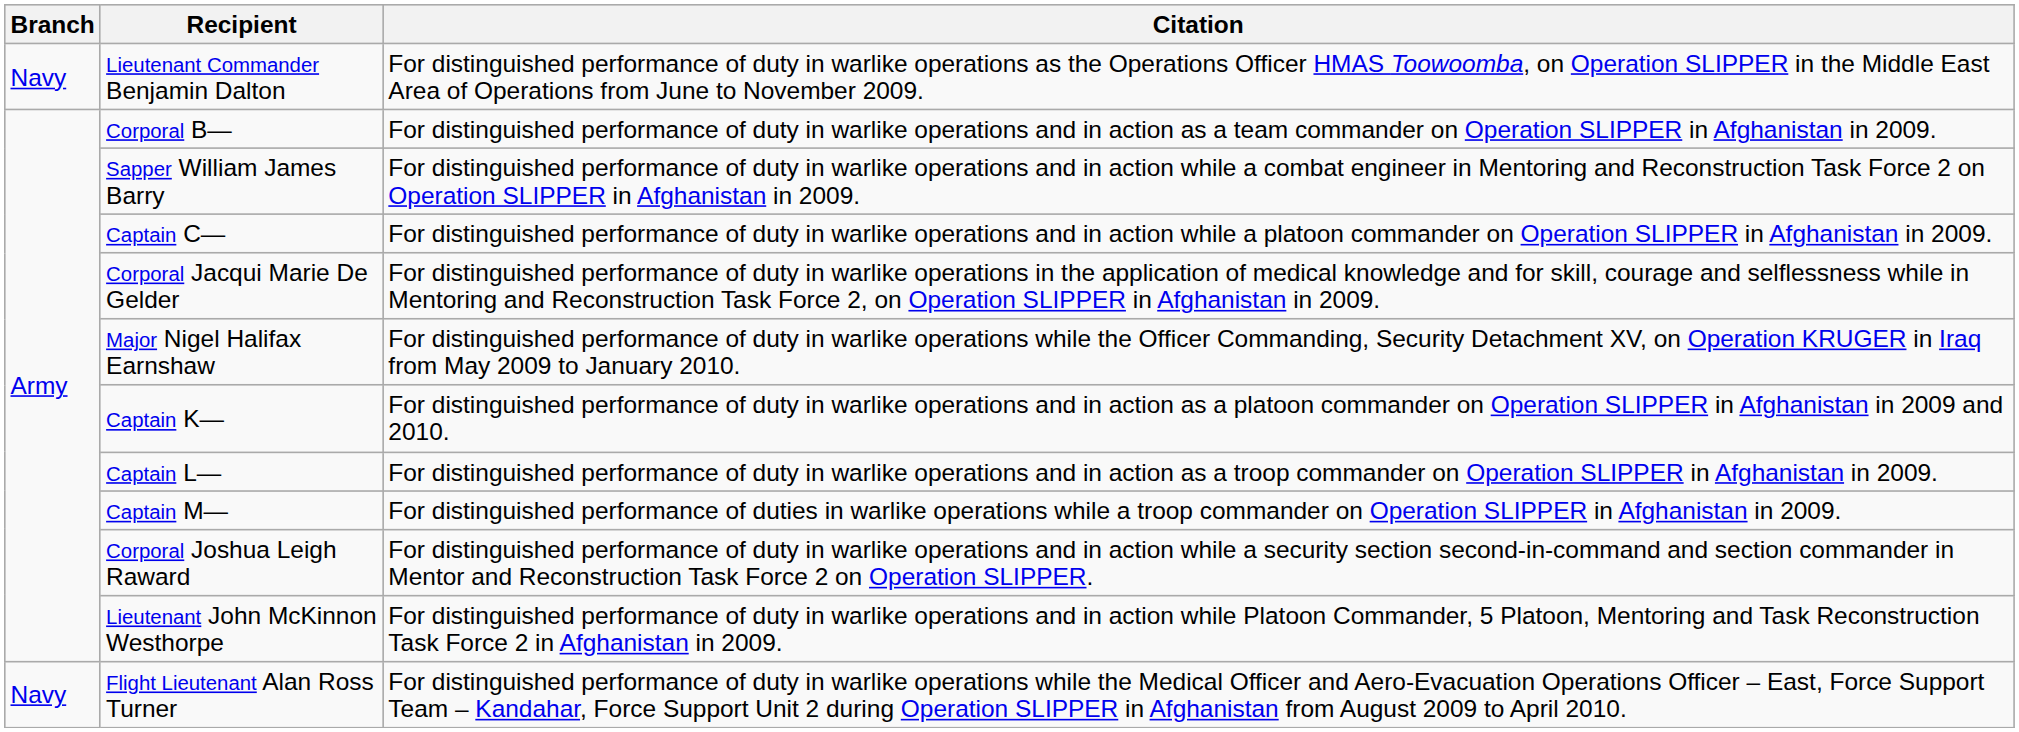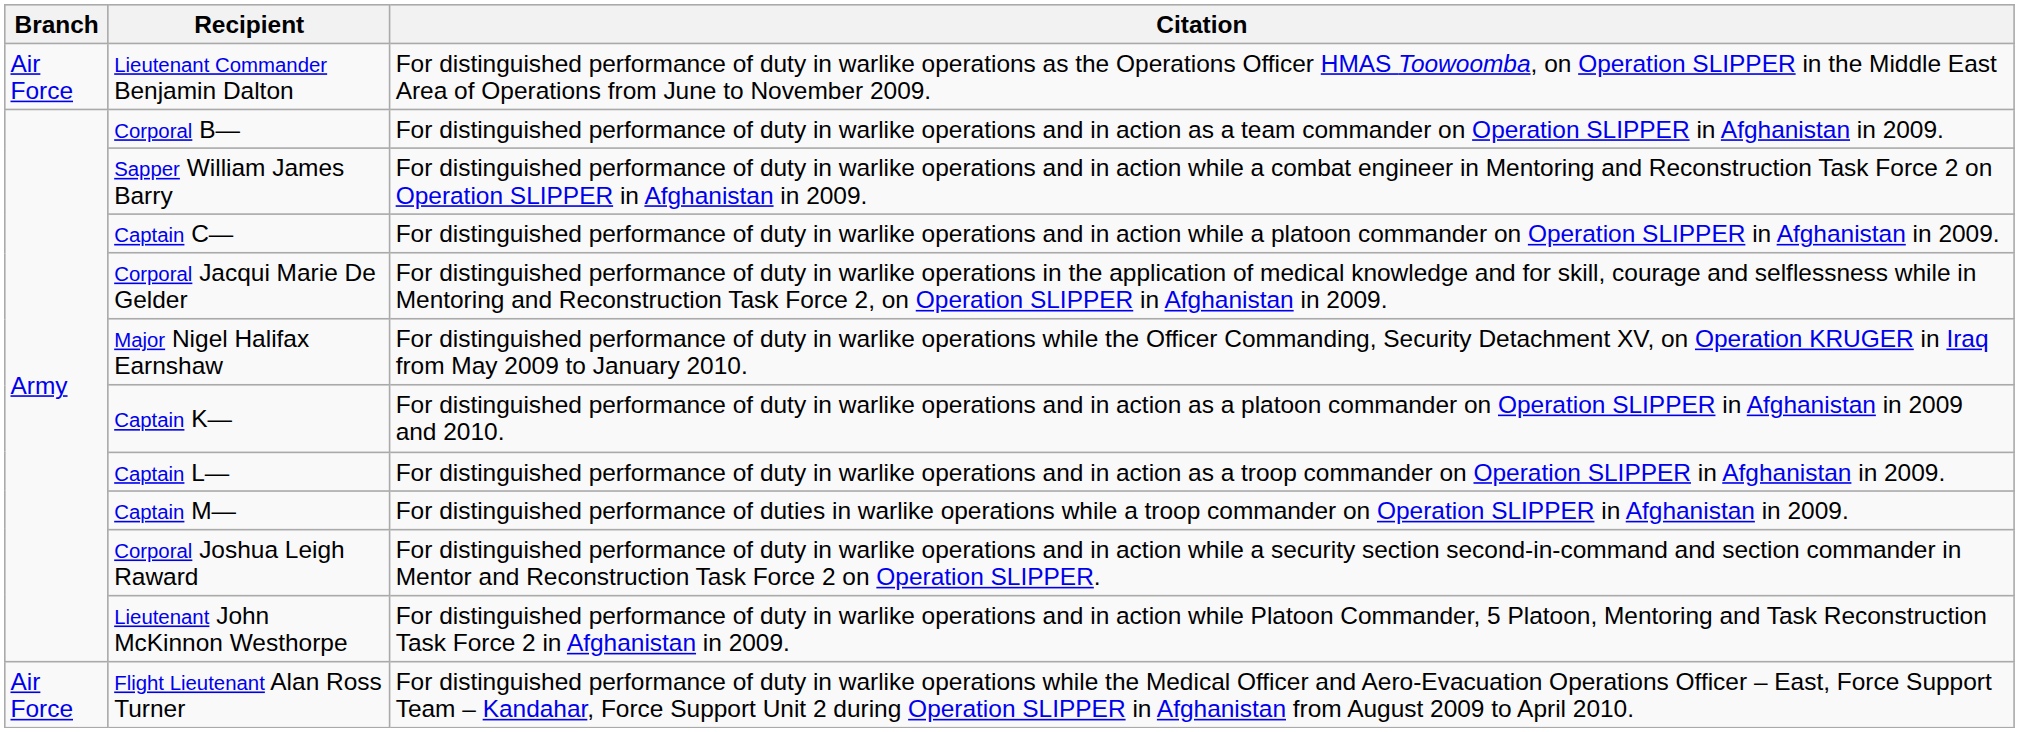(38, 77) Navy -> (42, 77) Air Force
(38, 695) Navy -> (42, 695) Air Force
